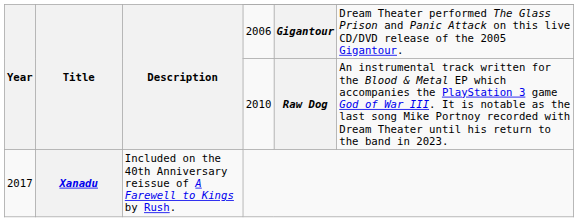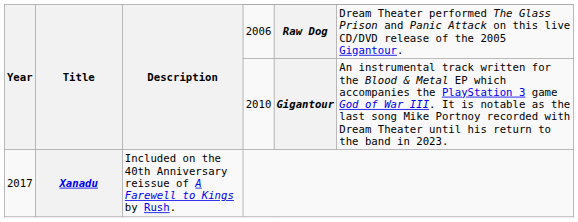(305, 32) Gigantour -> (305, 32) Raw Dog
(305, 104) Raw Dog -> (305, 104) Gigantour
